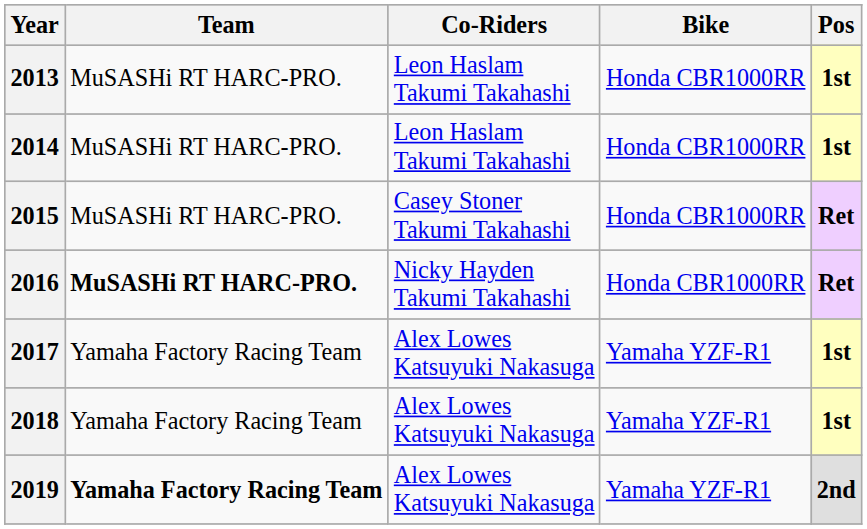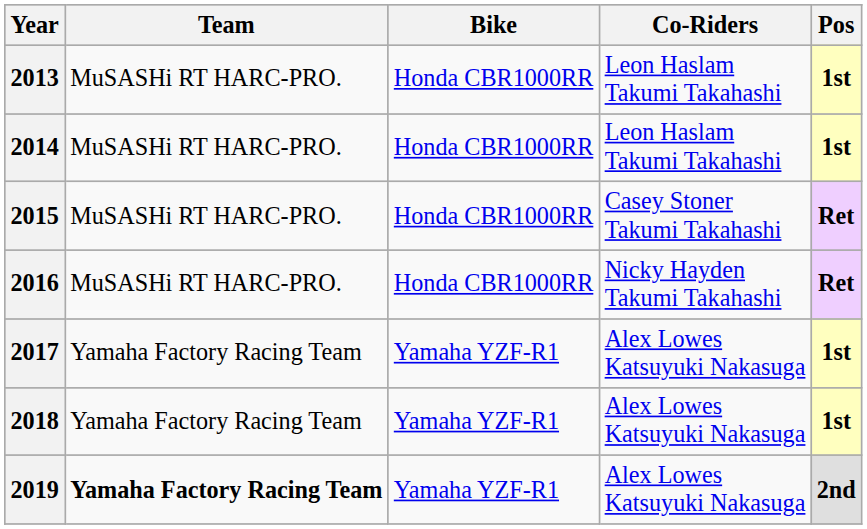columns swapped: (494, 24) <-> (706, 24)
(214, 284) bold -> (206, 284) normal
